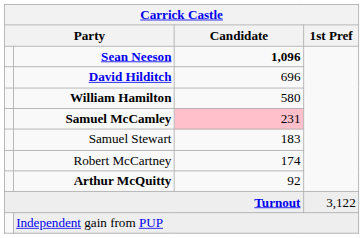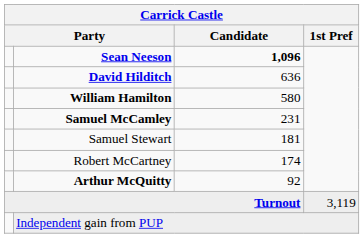(291, 77) 696 -> (291, 77) 636
(291, 118) pink background -> (291, 118) no background
(291, 139) 183 -> (291, 139) 181
(341, 202) 3,122 -> (341, 202) 3,119
